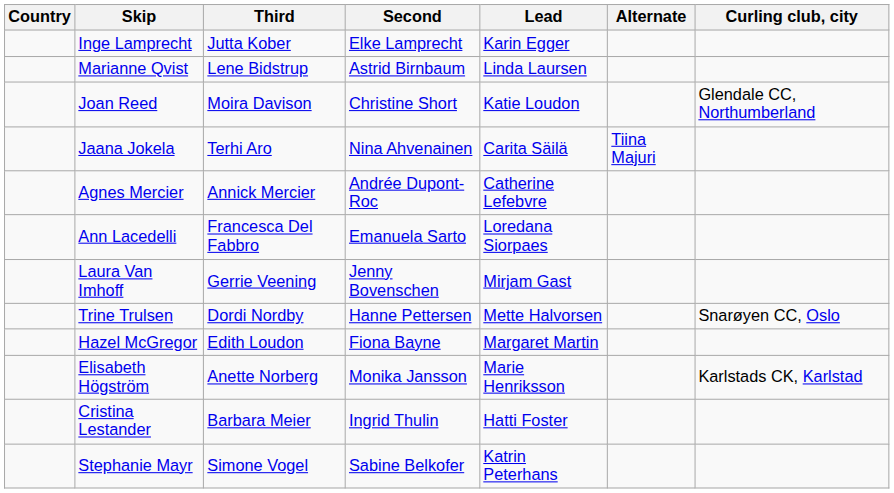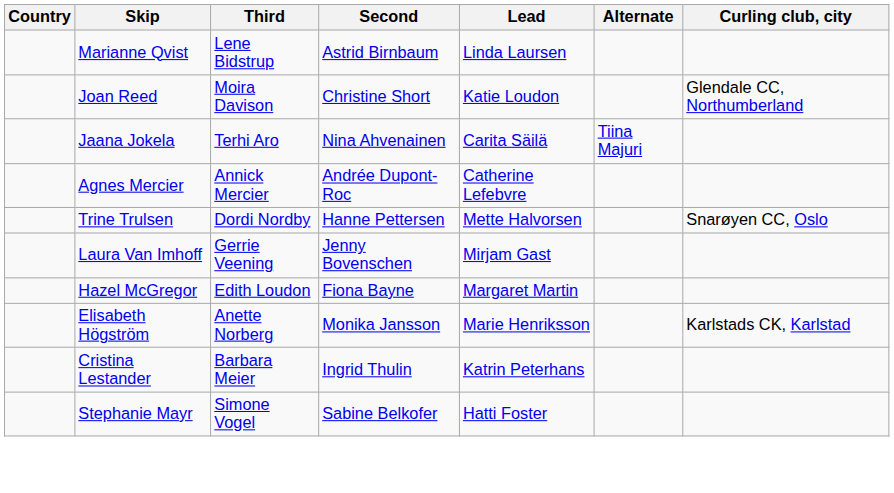- row: (135, 43)
- row: (127, 236)
rows swapped: (115, 281) <-> (126, 316)
(525, 421) Hatti Foster -> (524, 369) Katrin Peterhans
(521, 465) Katrin Peterhans -> (505, 413) Hatti Foster
